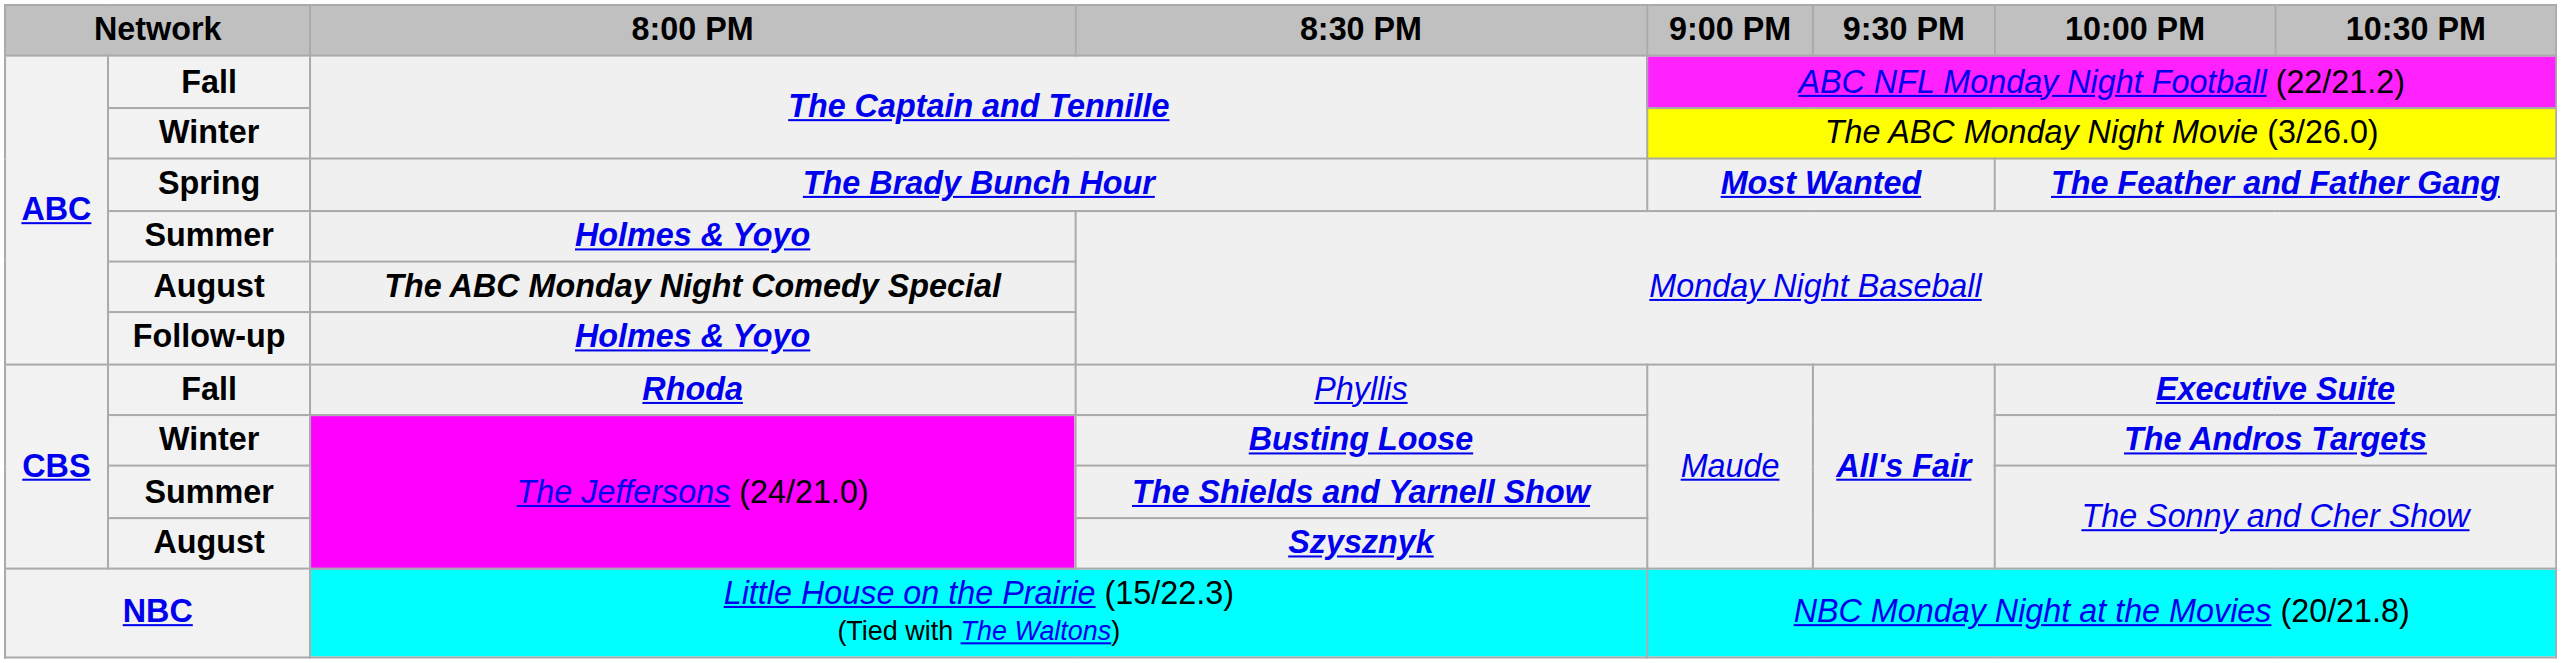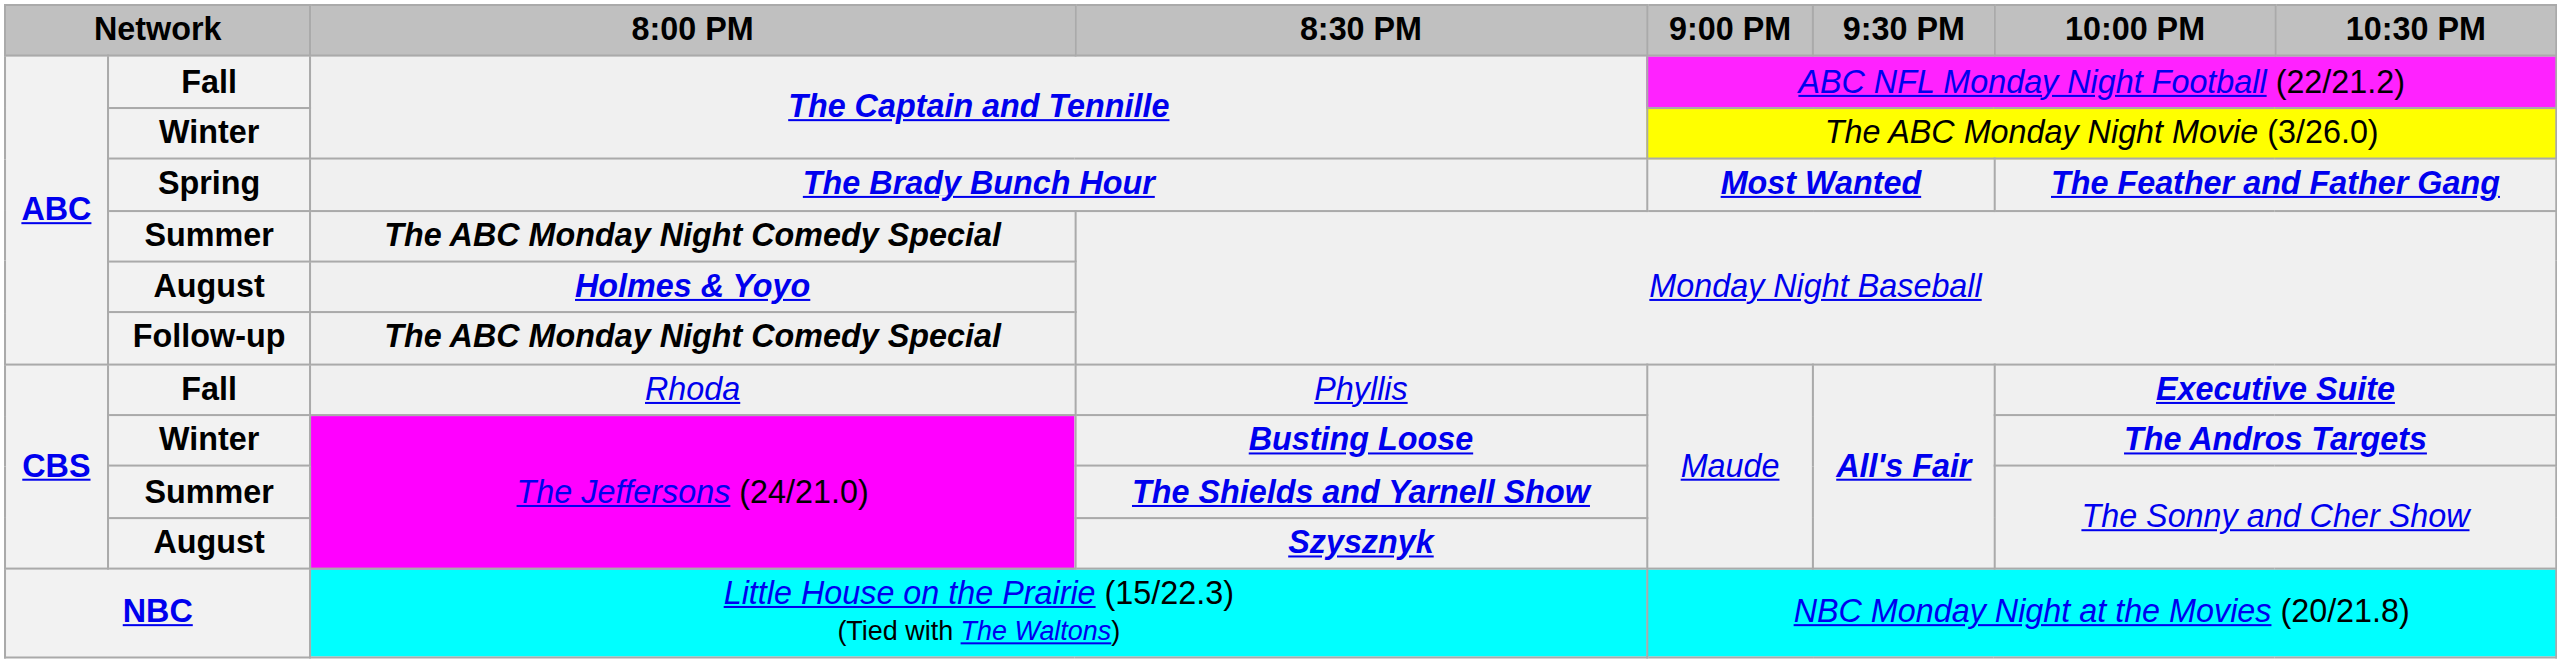(693, 235) Holmes & Yoyo -> (693, 235) The ABC Monday Night Comedy Special
(693, 286) The ABC Monday Night Comedy Special -> (693, 286) Holmes & Yoyo
(693, 337) Holmes & Yoyo -> (693, 337) The ABC Monday Night Comedy Special
(693, 388) bold -> (693, 388) normal
